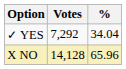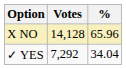rows swapped: (22, 54) <-> (25, 34)
